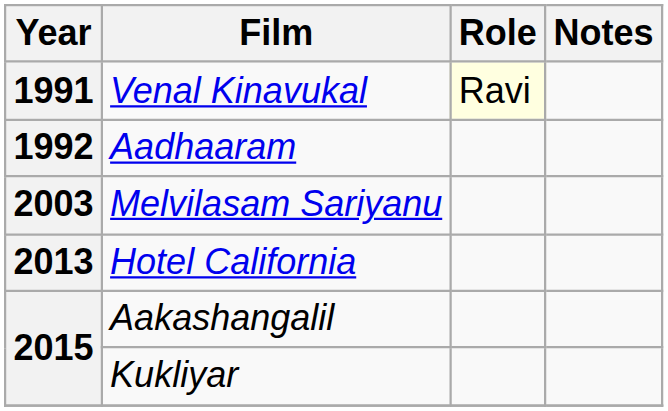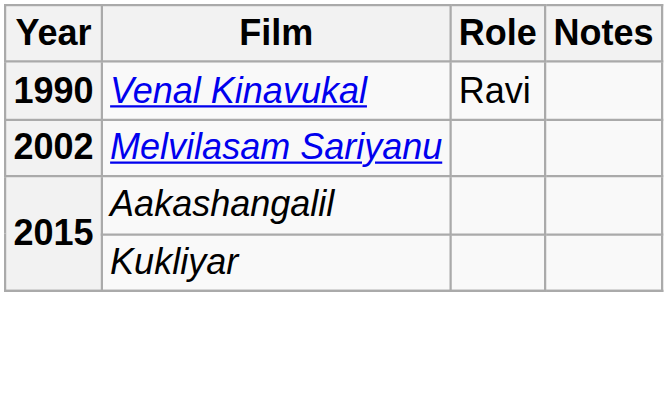(53, 90) 1991 -> (53, 90) 1990
(495, 90) lightyellow background -> (495, 90) no background
- row: (203, 147)
(53, 204) 2003 -> (53, 147) 2002
- row: (233, 261)
